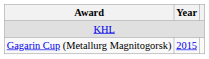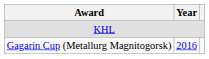(187, 45) 2015 -> (187, 45) 2016
